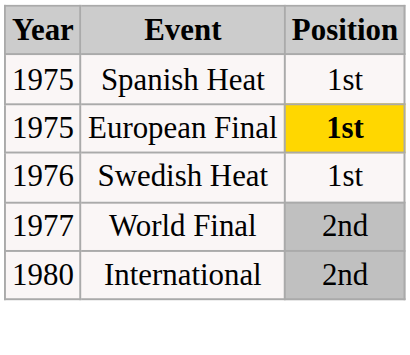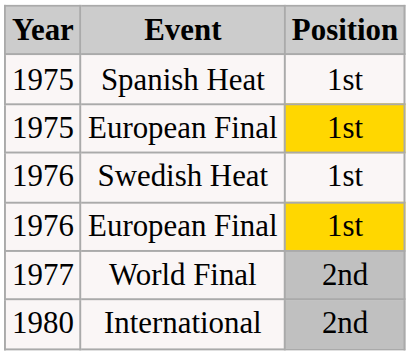(345, 127) bold -> (345, 127) normal
+ row: (43, 225)
